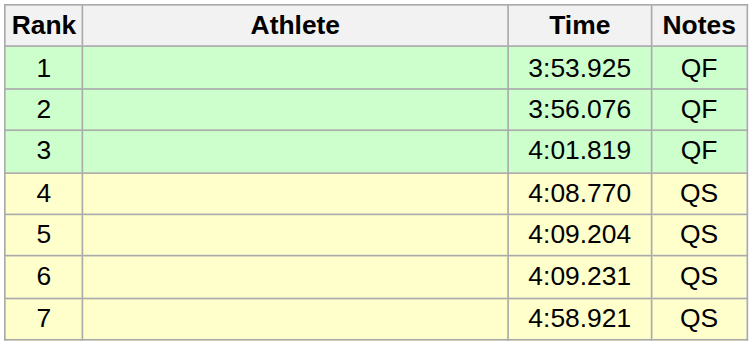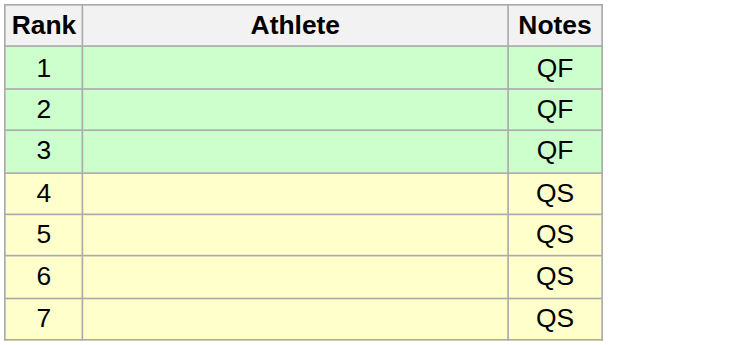- column: (580, 25)
